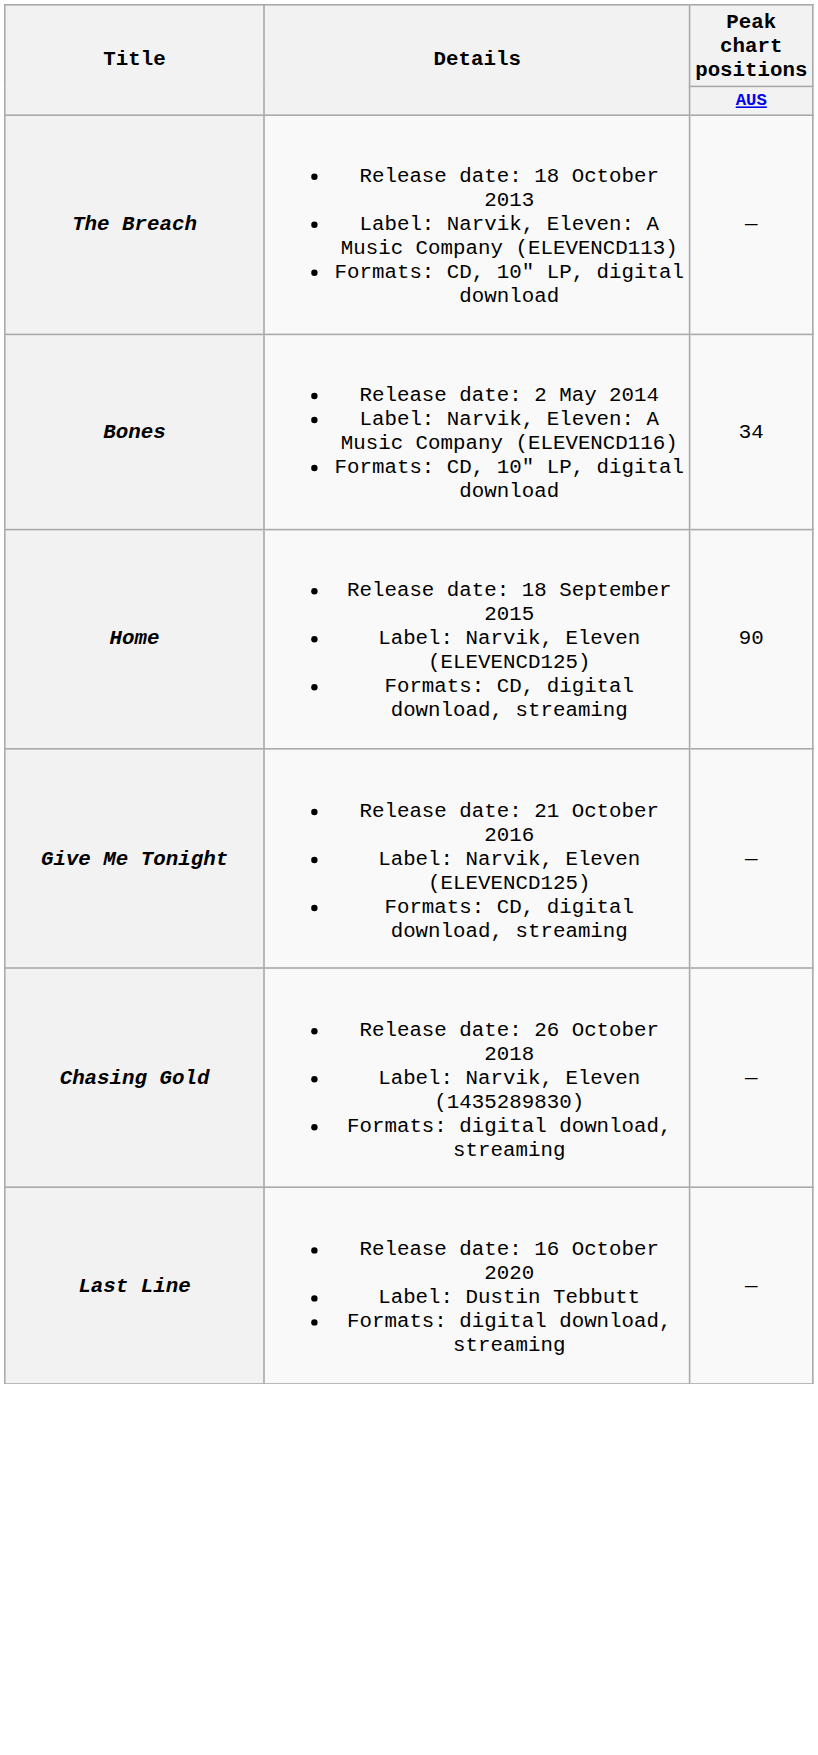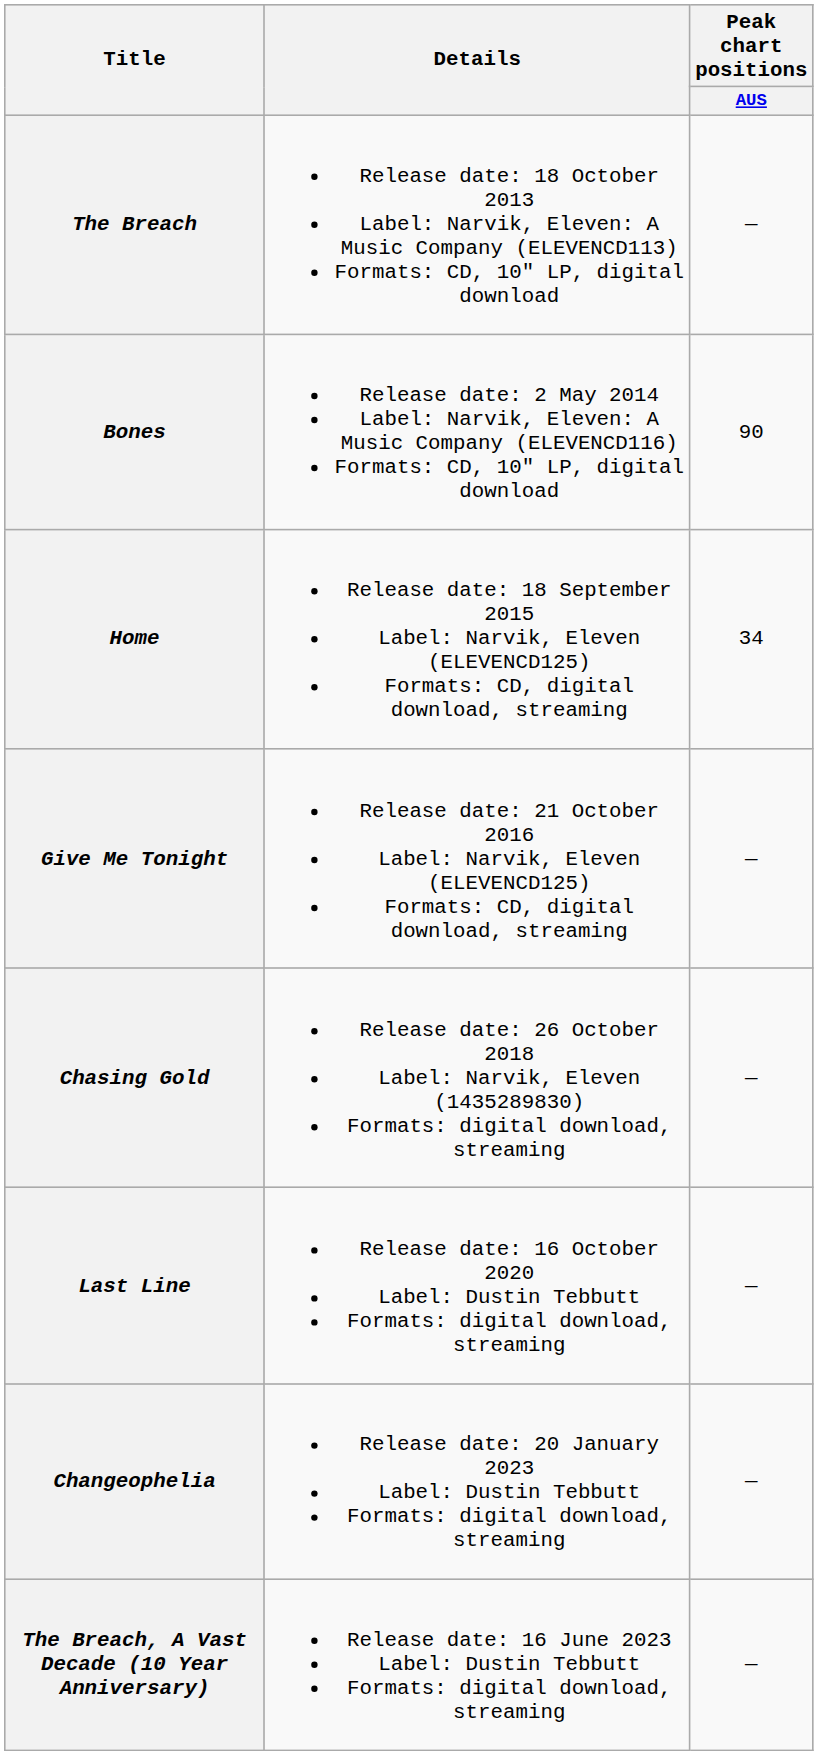(751, 432) 34 -> (751, 432) 90
(751, 639) 90 -> (751, 639) 34
+ row: (135, 1481)
+ row: (135, 1665)
